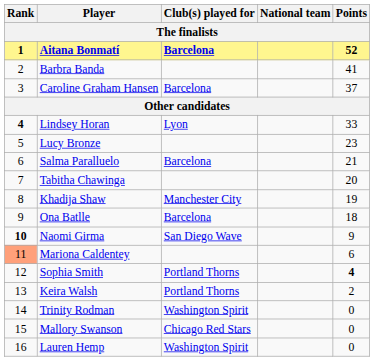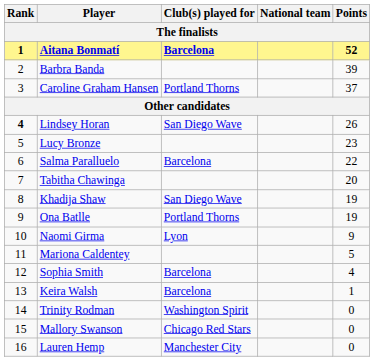(351, 69) 41 -> (351, 69) 39
(187, 87) Barcelona -> (201, 87) Portland Thorns
(176, 124) Lyon -> (203, 124) San Diego Wave
(351, 124) 33 -> (351, 124) 26
(351, 161) 21 -> (351, 161) 22
(203, 198) Manchester City -> (203, 198) San Diego Wave
(187, 217) Barcelona -> (201, 217) Portland Thorns
(351, 217) 18 -> (351, 217) 19
(21, 236) bold -> (21, 236) normal
(203, 236) San Diego Wave -> (176, 236) Lyon
(21, 254) lightsalmon background -> (21, 254) no background
(351, 254) 6 -> (351, 254) 5
(201, 273) Portland Thorns -> (187, 273) Barcelona
(351, 273) bold -> (351, 273) normal
(201, 291) Portland Thorns -> (187, 291) Barcelona
(351, 291) 2 -> (351, 291) 1
(206, 347) Washington Spirit -> (203, 347) Manchester City
